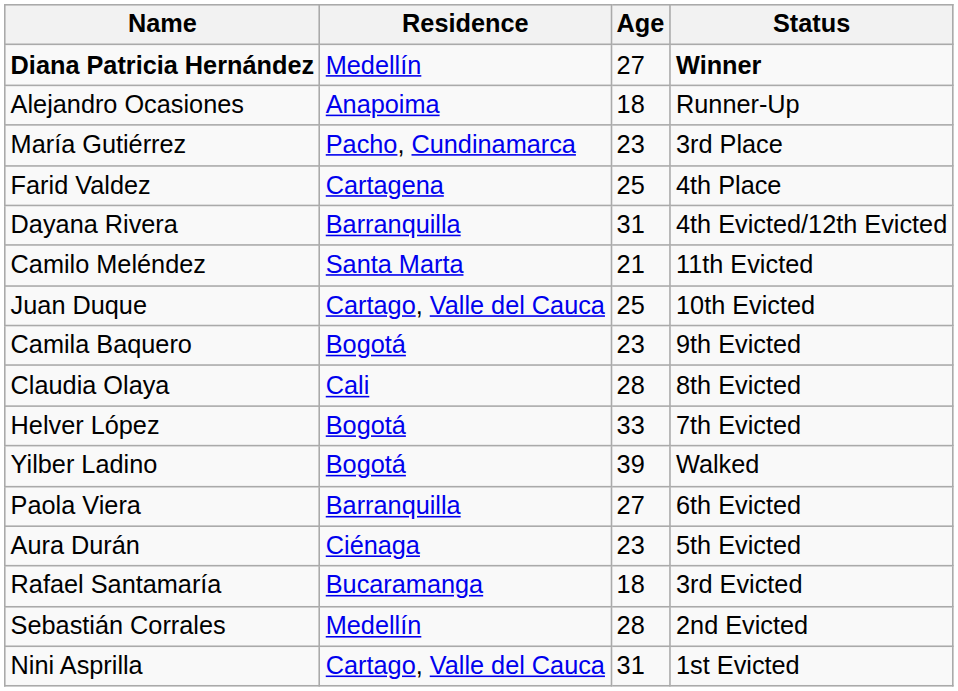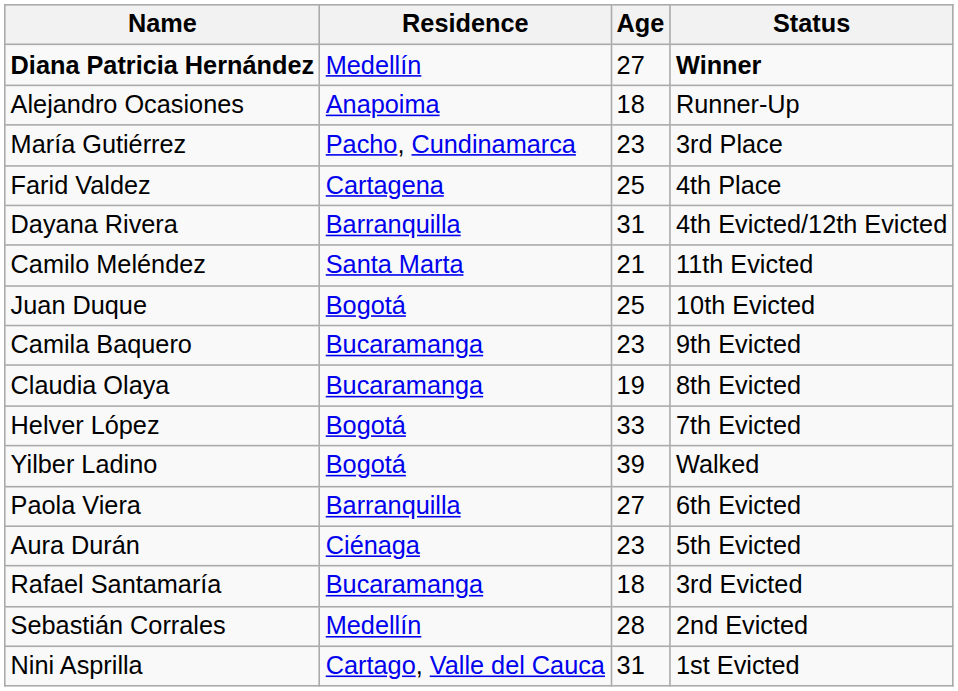(465, 305) Cartago, Valle del Cauca -> (366, 305) Bogotá
(366, 345) Bogotá -> (404, 345) Bucaramanga
(348, 385) Cali -> (404, 385) Bucaramanga
(631, 385) 28 -> (631, 385) 19
